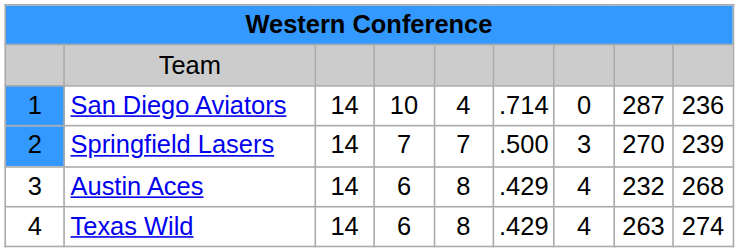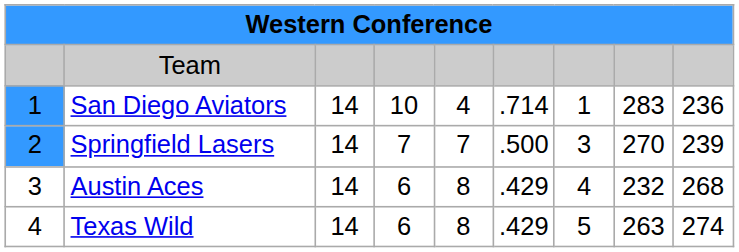(584, 105) 0 -> (584, 105) 1
(644, 105) 287 -> (644, 105) 283
(584, 226) 4 -> (584, 226) 5
